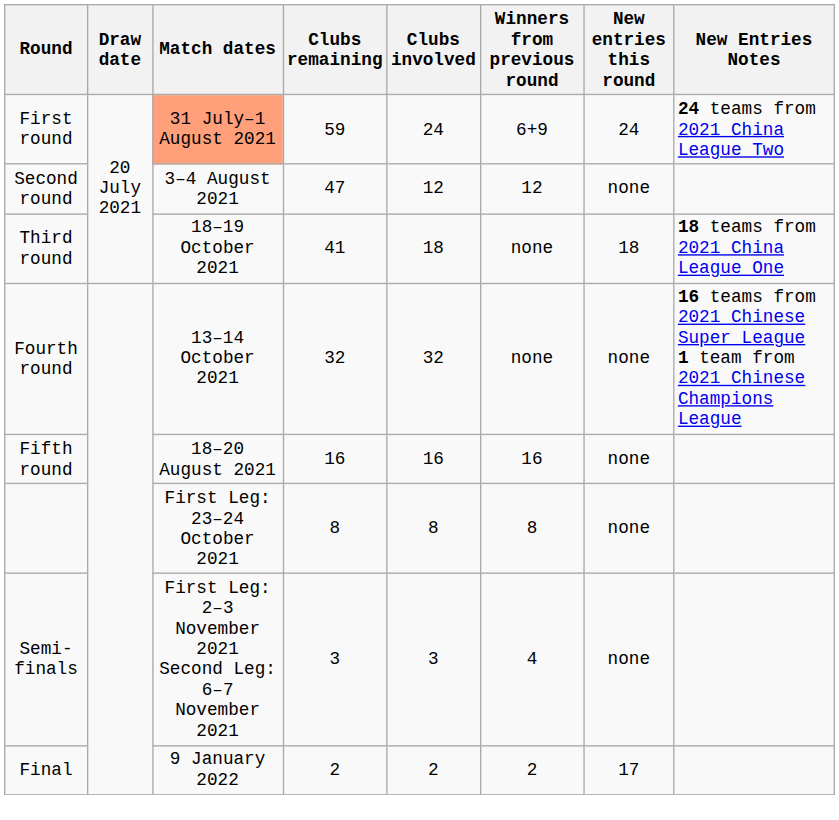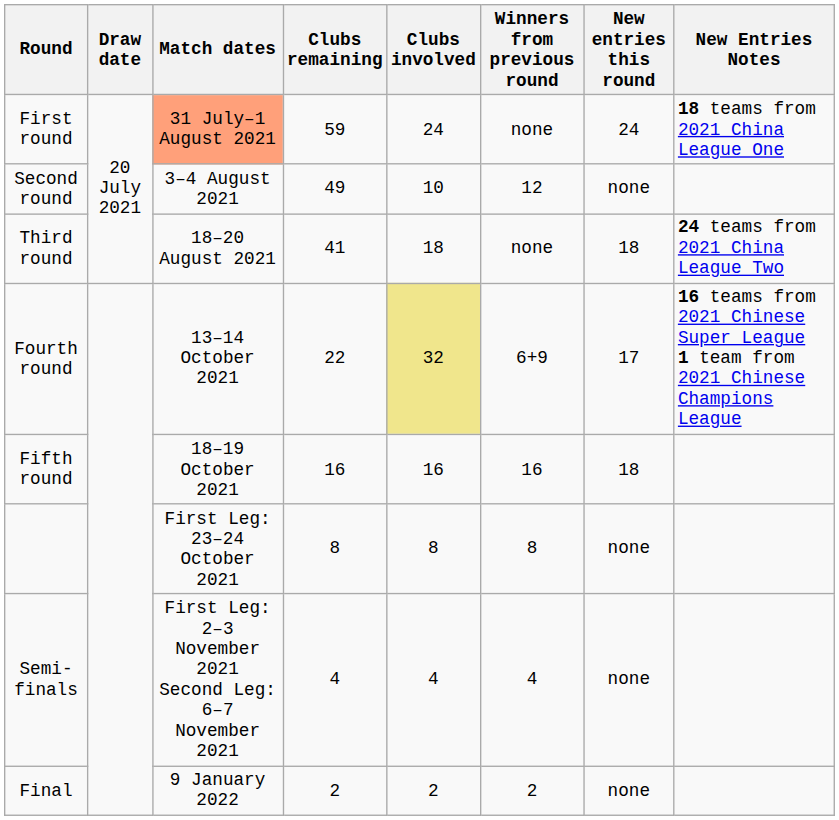(532, 130) 6+9 -> (532, 130) none
(747, 130) 24 teams from 2021 China League Two -> (747, 130) 18 teams from 2021 China League One
(335, 189) 47 -> (335, 189) 49
(433, 189) 12 -> (433, 189) 10
(218, 248) 18–19 October 2021 -> (218, 248) 18–20 August 2021
(747, 248) 18 teams from 2021 China League One -> (747, 248) 24 teams from 2021 China League Two
(335, 359) 32 -> (335, 359) 22
(433, 359) no background -> (433, 359) khaki background
(532, 359) none -> (532, 359) 6+9
(629, 359) none -> (629, 359) 17
(218, 459) 18–20 August 2021 -> (218, 469) 18–19 October 2021
(629, 459) none -> (629, 469) 18
(335, 659) 3 -> (335, 680) 4
(433, 659) 3 -> (433, 680) 4
(629, 770) 17 -> (629, 790) none
